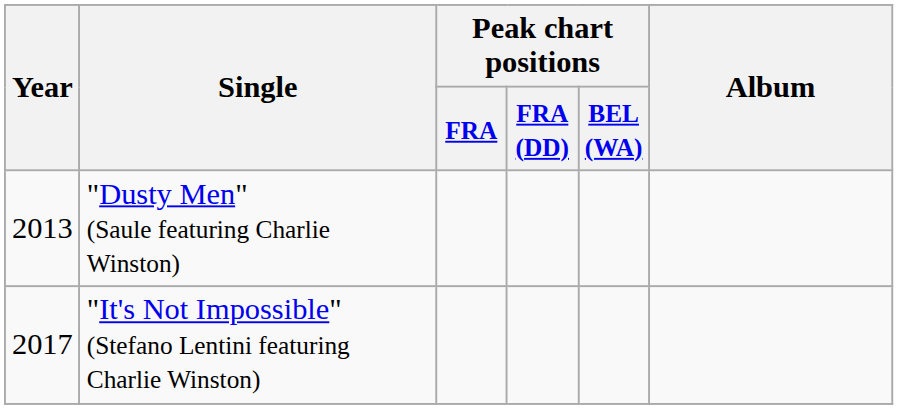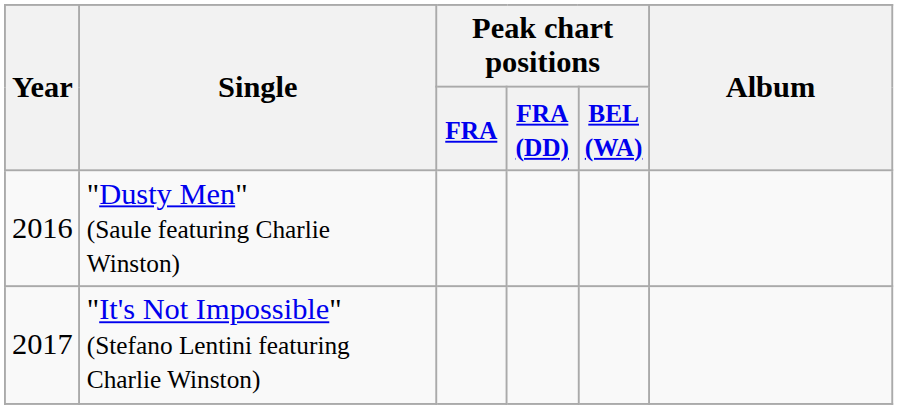(42, 227) 2013 -> (42, 227) 2016
